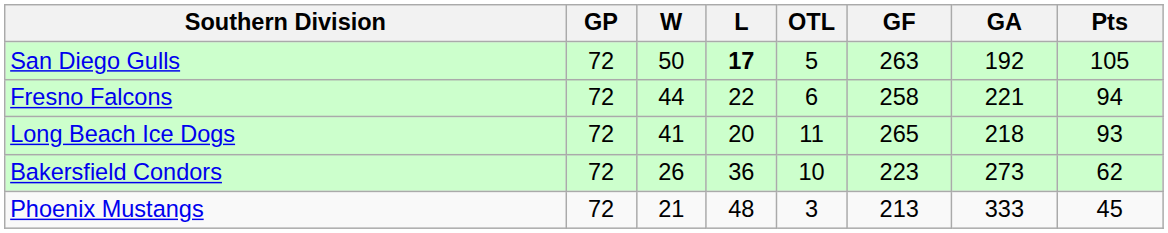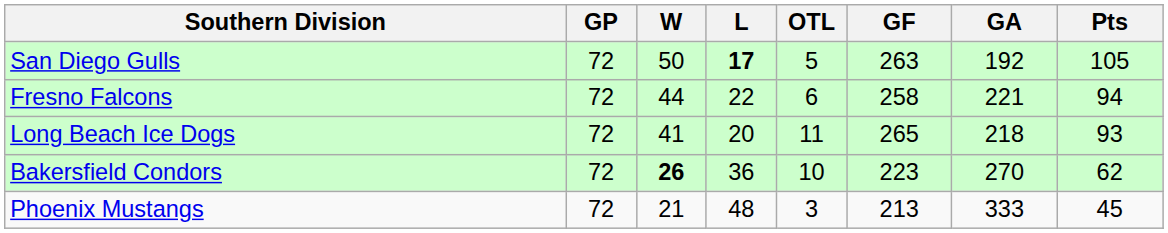(671, 172) normal -> (671, 172) bold
(1004, 172) 273 -> (1004, 172) 270
